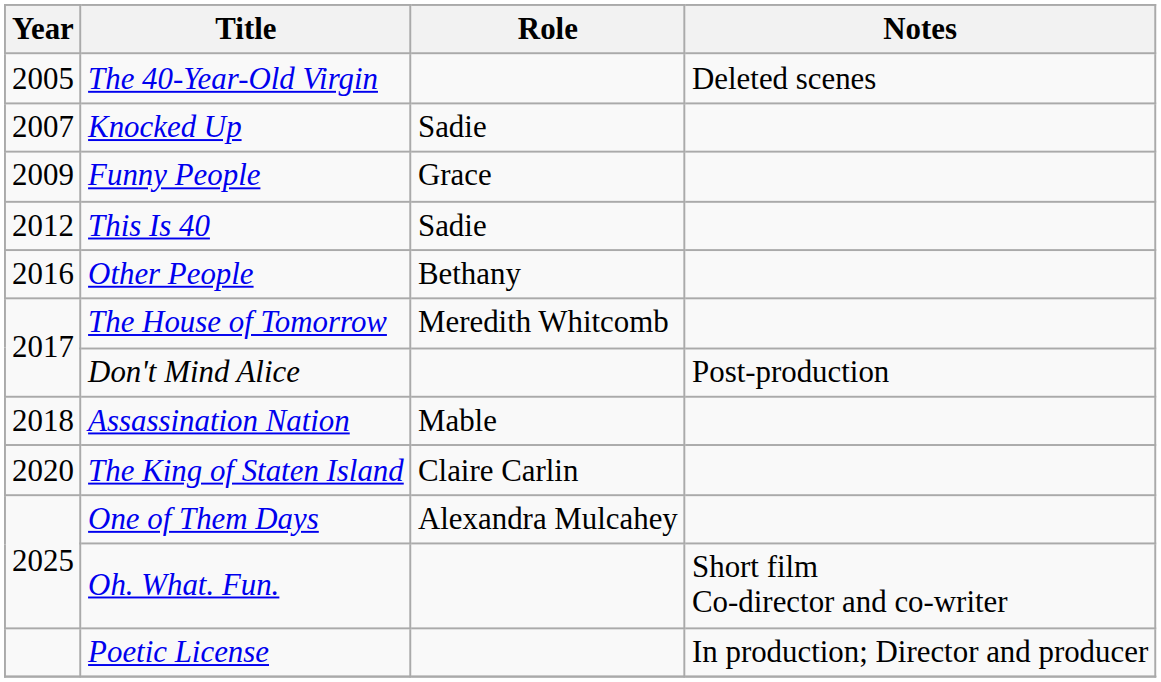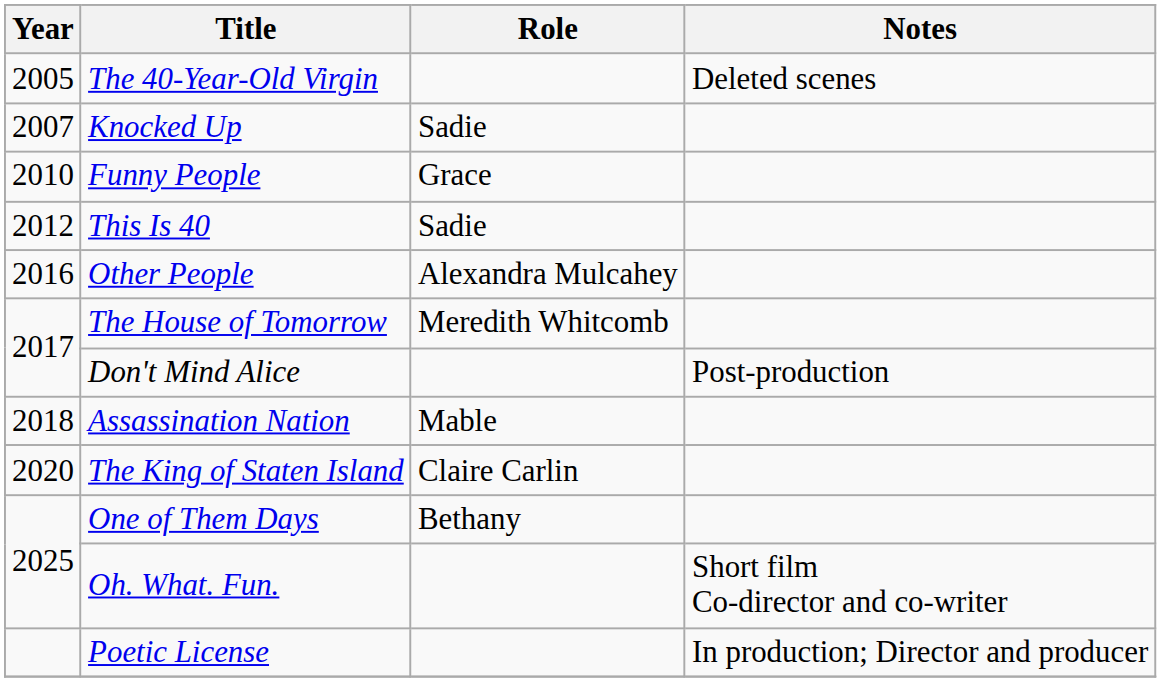(43, 175) 2009 -> (43, 175) 2010
(469, 273) Bethany -> (548, 273) Alexandra Mulcahey
(548, 518) Alexandra Mulcahey -> (469, 518) Bethany
